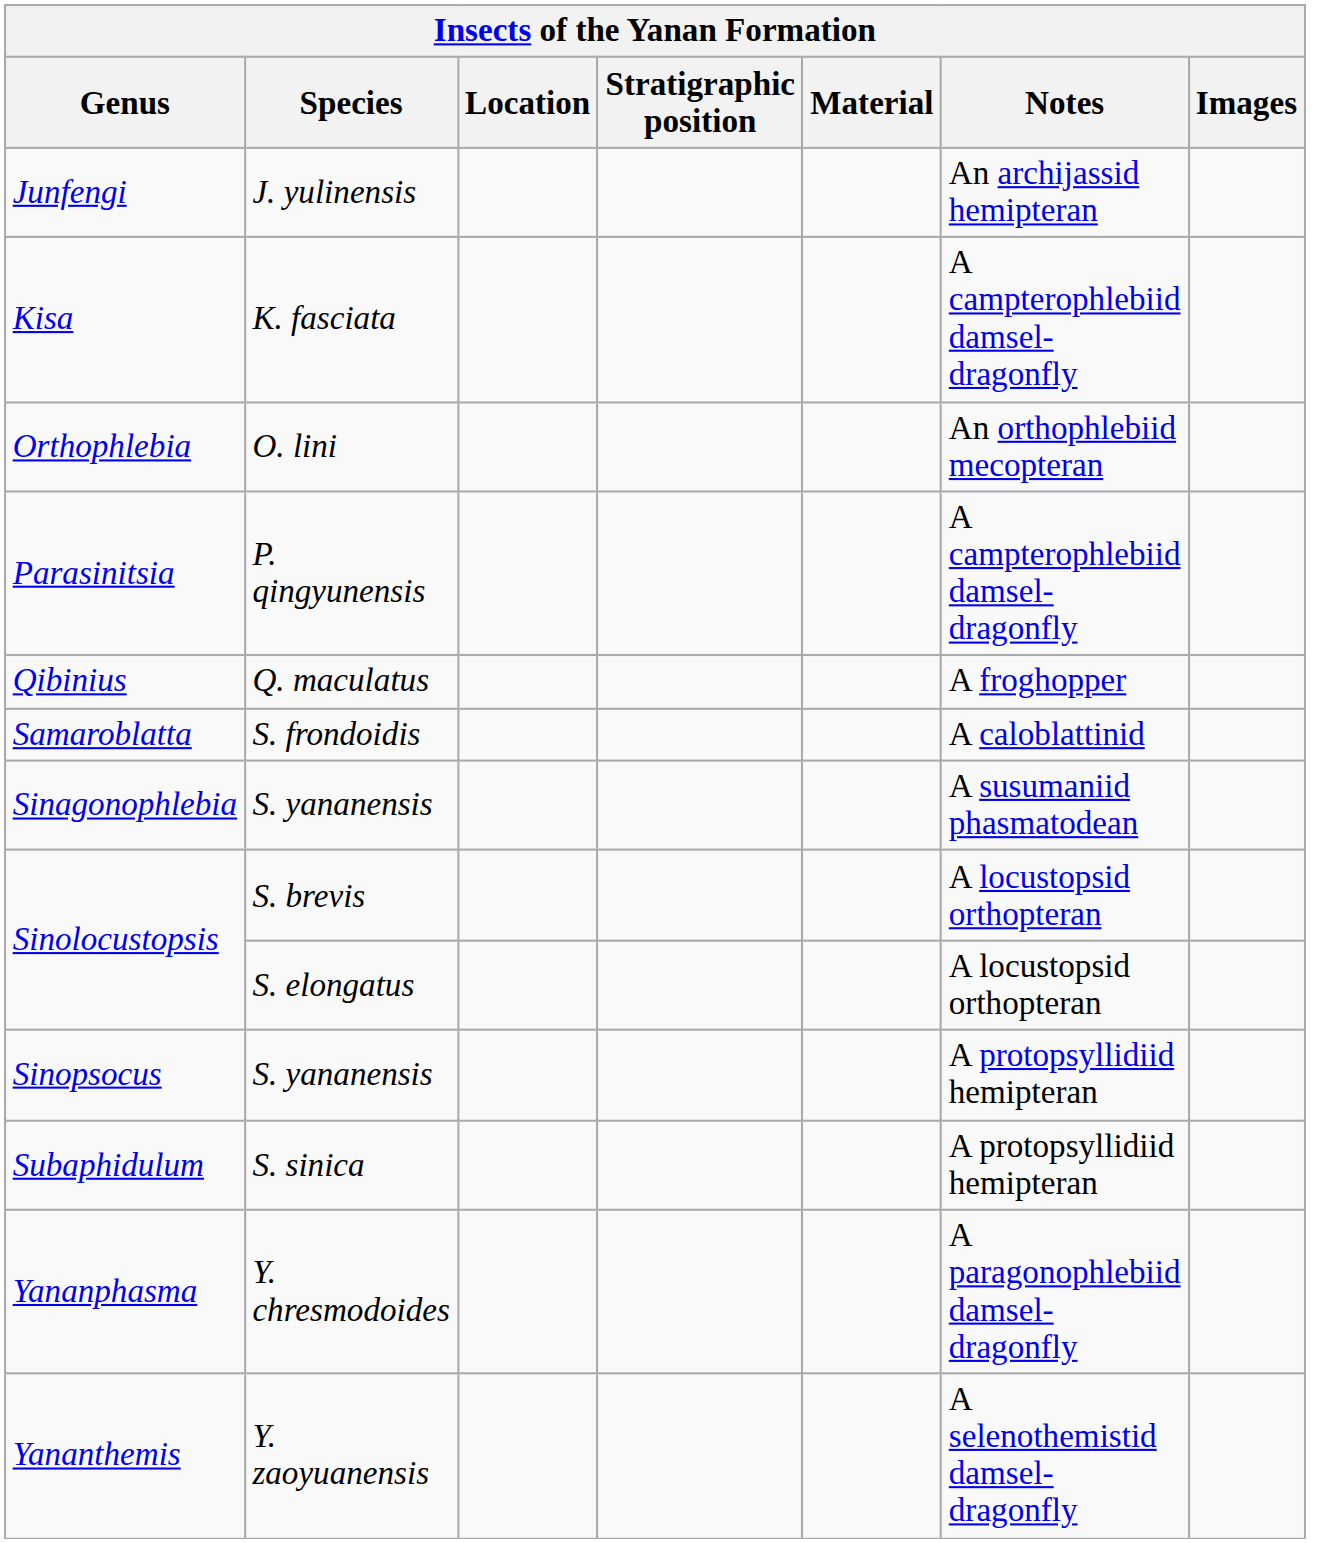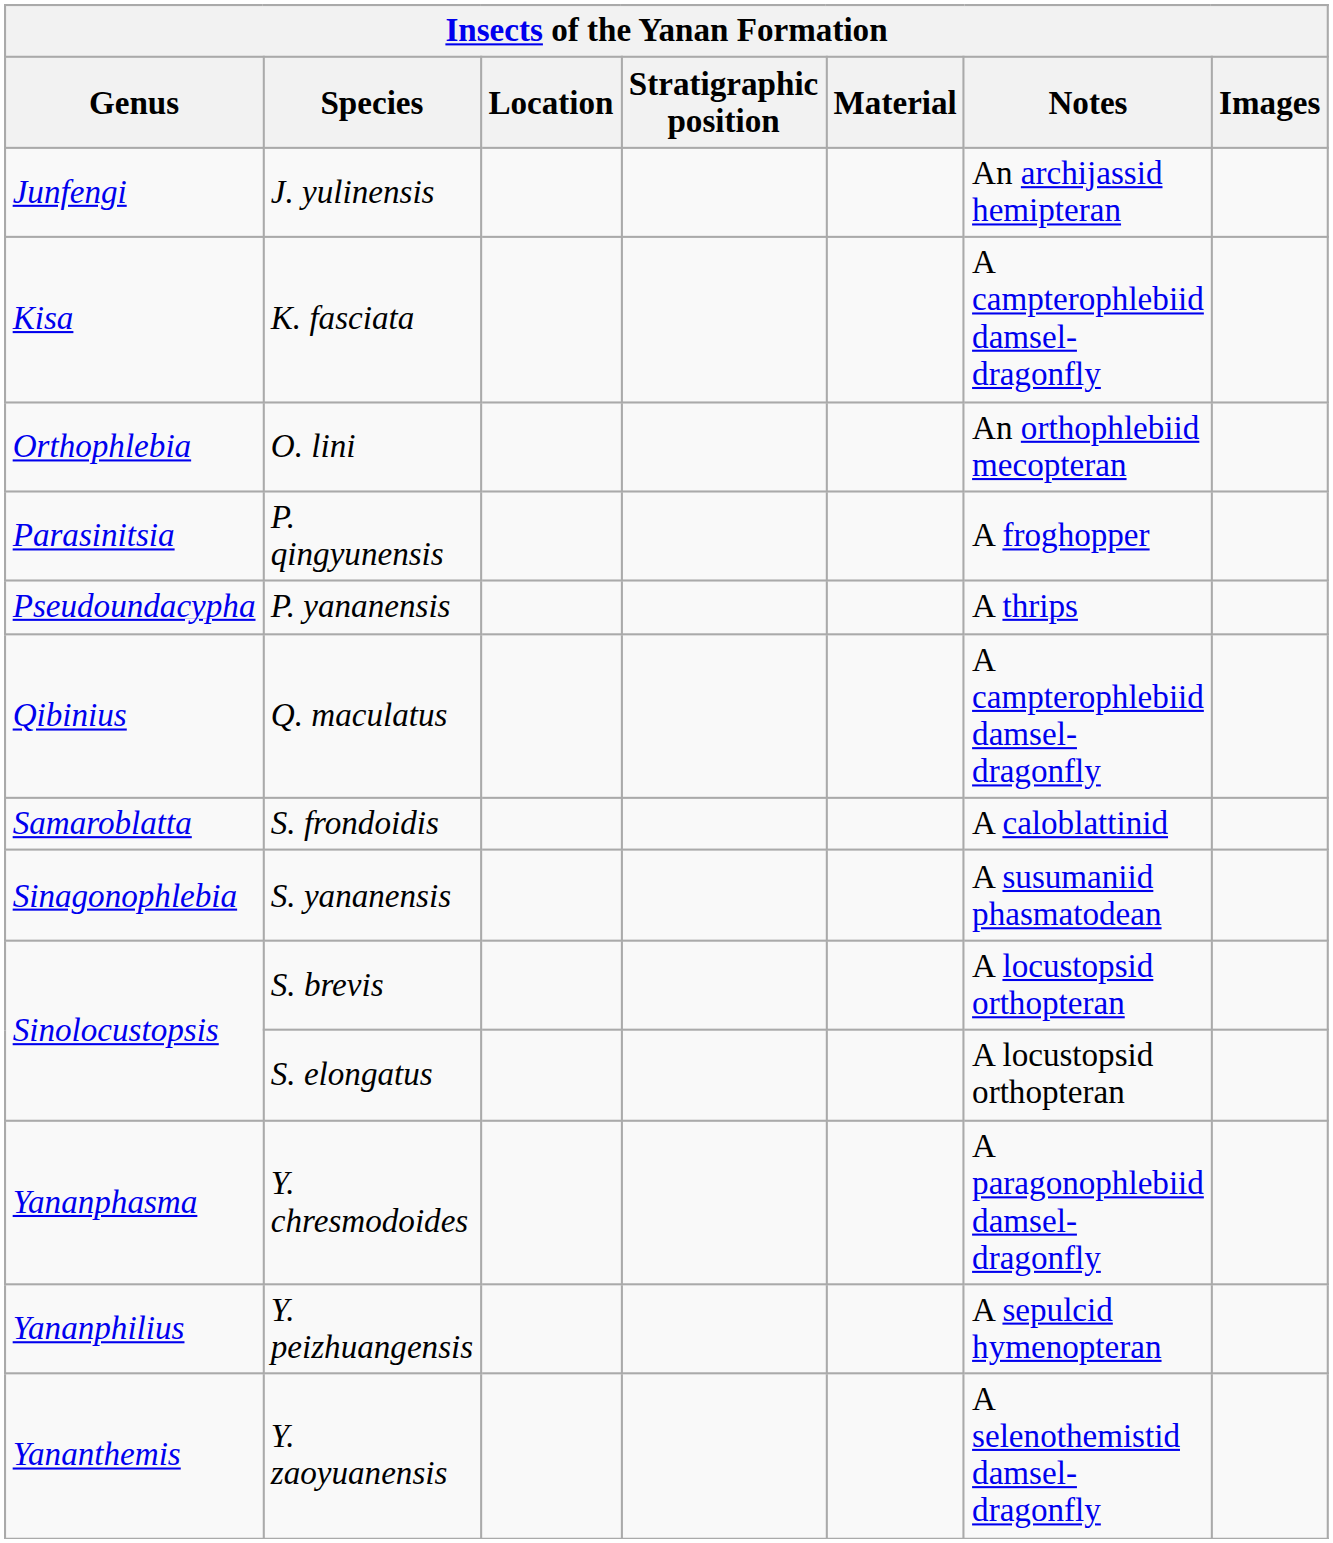(1065, 572) A campterophlebiid damsel-dragonfly -> (1061, 535) A froghopper
+ row: (134, 606)
(1038, 681) A froghopper -> (1088, 715) A campterophlebiid damsel-dragonfly
- row: (87, 1074)
- row: (108, 1164)
+ row: (99, 1328)
